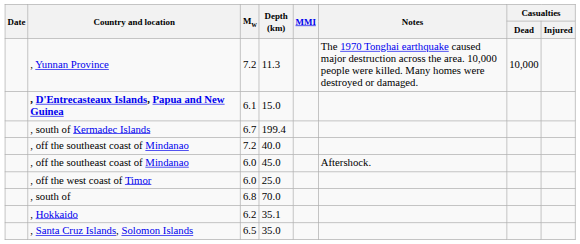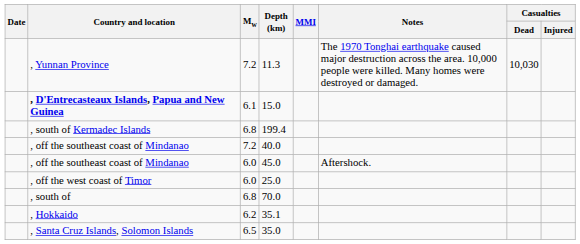(524, 65) 10,000 -> (524, 65) 10,030
(250, 129) 6.7 -> (250, 129) 6.8
